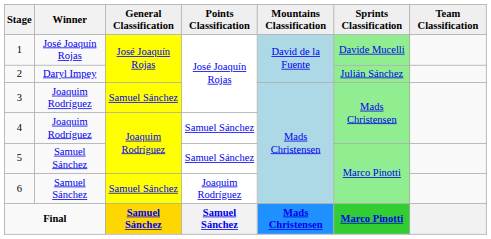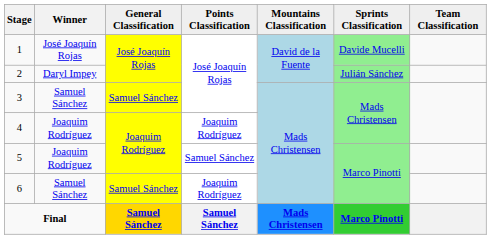(70, 98) Joaquim Rodríguez -> (70, 98) Samuel Sánchez
(219, 128) Samuel Sánchez -> (219, 128) Joaquim Rodríguez
(70, 158) Samuel Sánchez -> (70, 158) Joaquim Rodríguez
